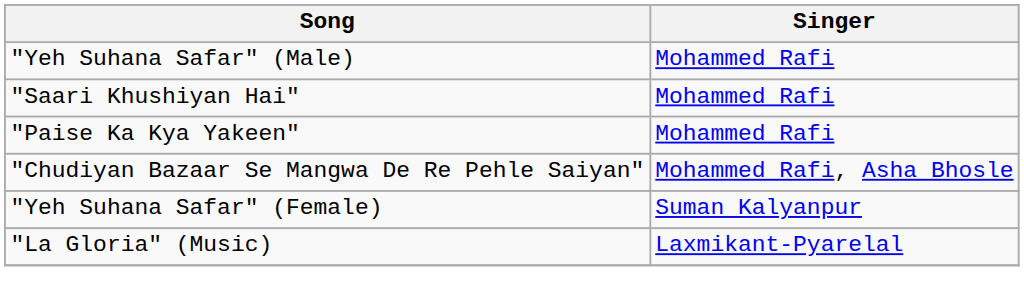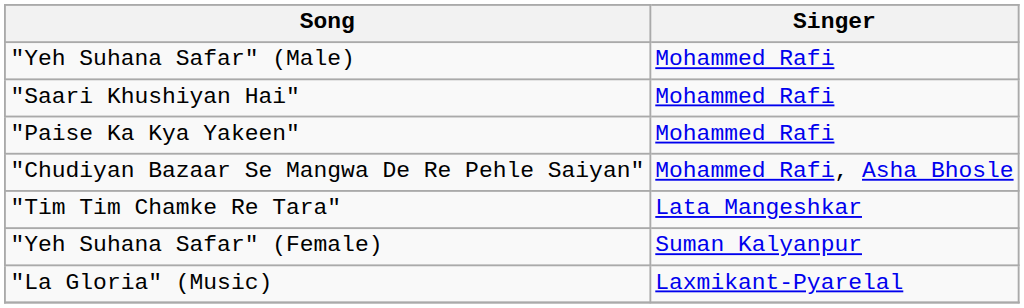+ row: (176, 209)
